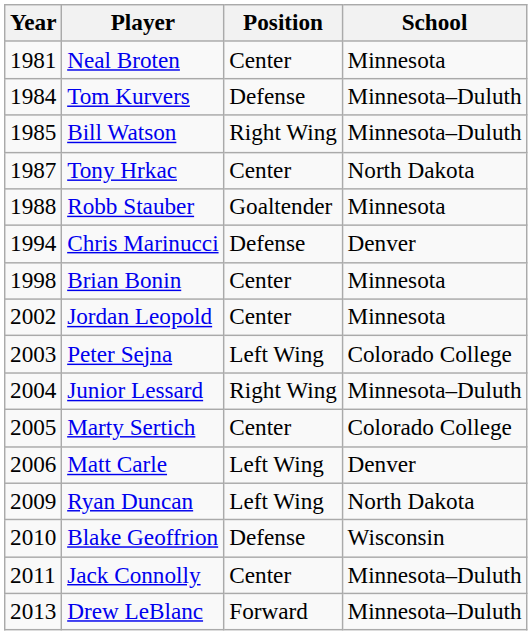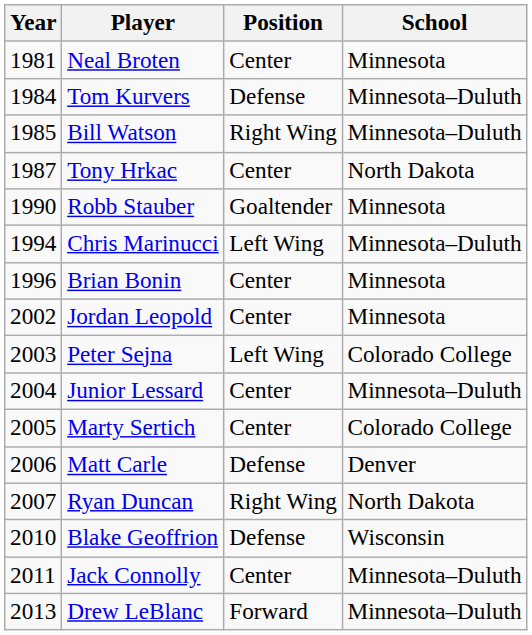(33, 206) 1988 -> (33, 206) 1990
(267, 243) Defense -> (277, 243) Left Wing
(382, 243) Denver -> (435, 243) Minnesota–Duluth
(33, 280) 1998 -> (33, 280) 1996
(283, 390) Right Wing -> (260, 390) Center
(277, 464) Left Wing -> (267, 464) Defense
(33, 501) 2009 -> (33, 501) 2007
(277, 501) Left Wing -> (283, 501) Right Wing
